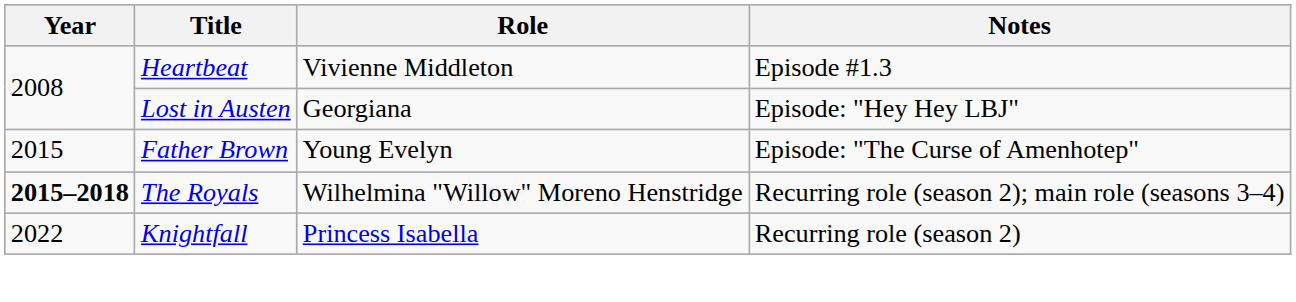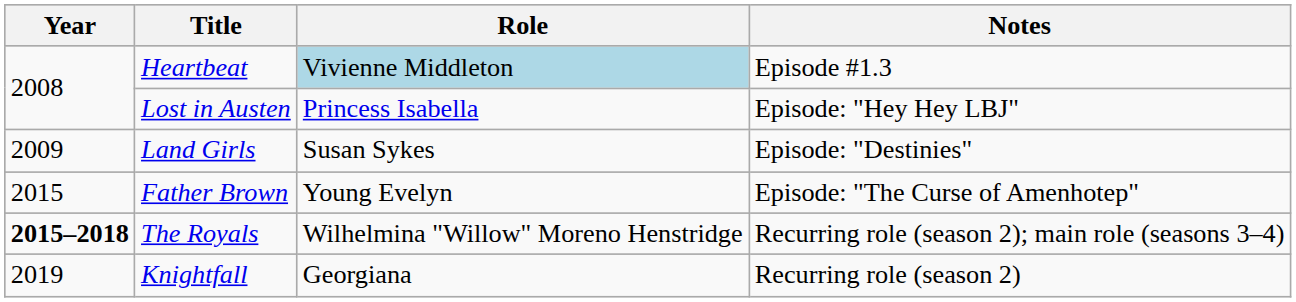(408, 66) no background -> (408, 66) lightblue background
(357, 108) Georgiana -> (391, 108) Princess Isabella
+ row: (198, 150)
(37, 233) 2022 -> (37, 274) 2019
(391, 233) Princess Isabella -> (357, 274) Georgiana
